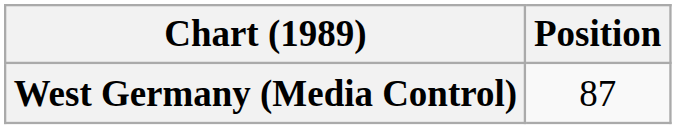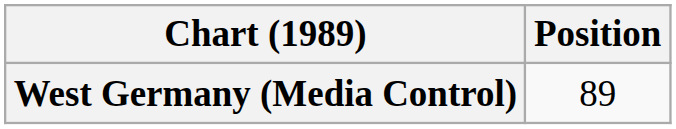(598, 92) 87 -> (598, 92) 89
